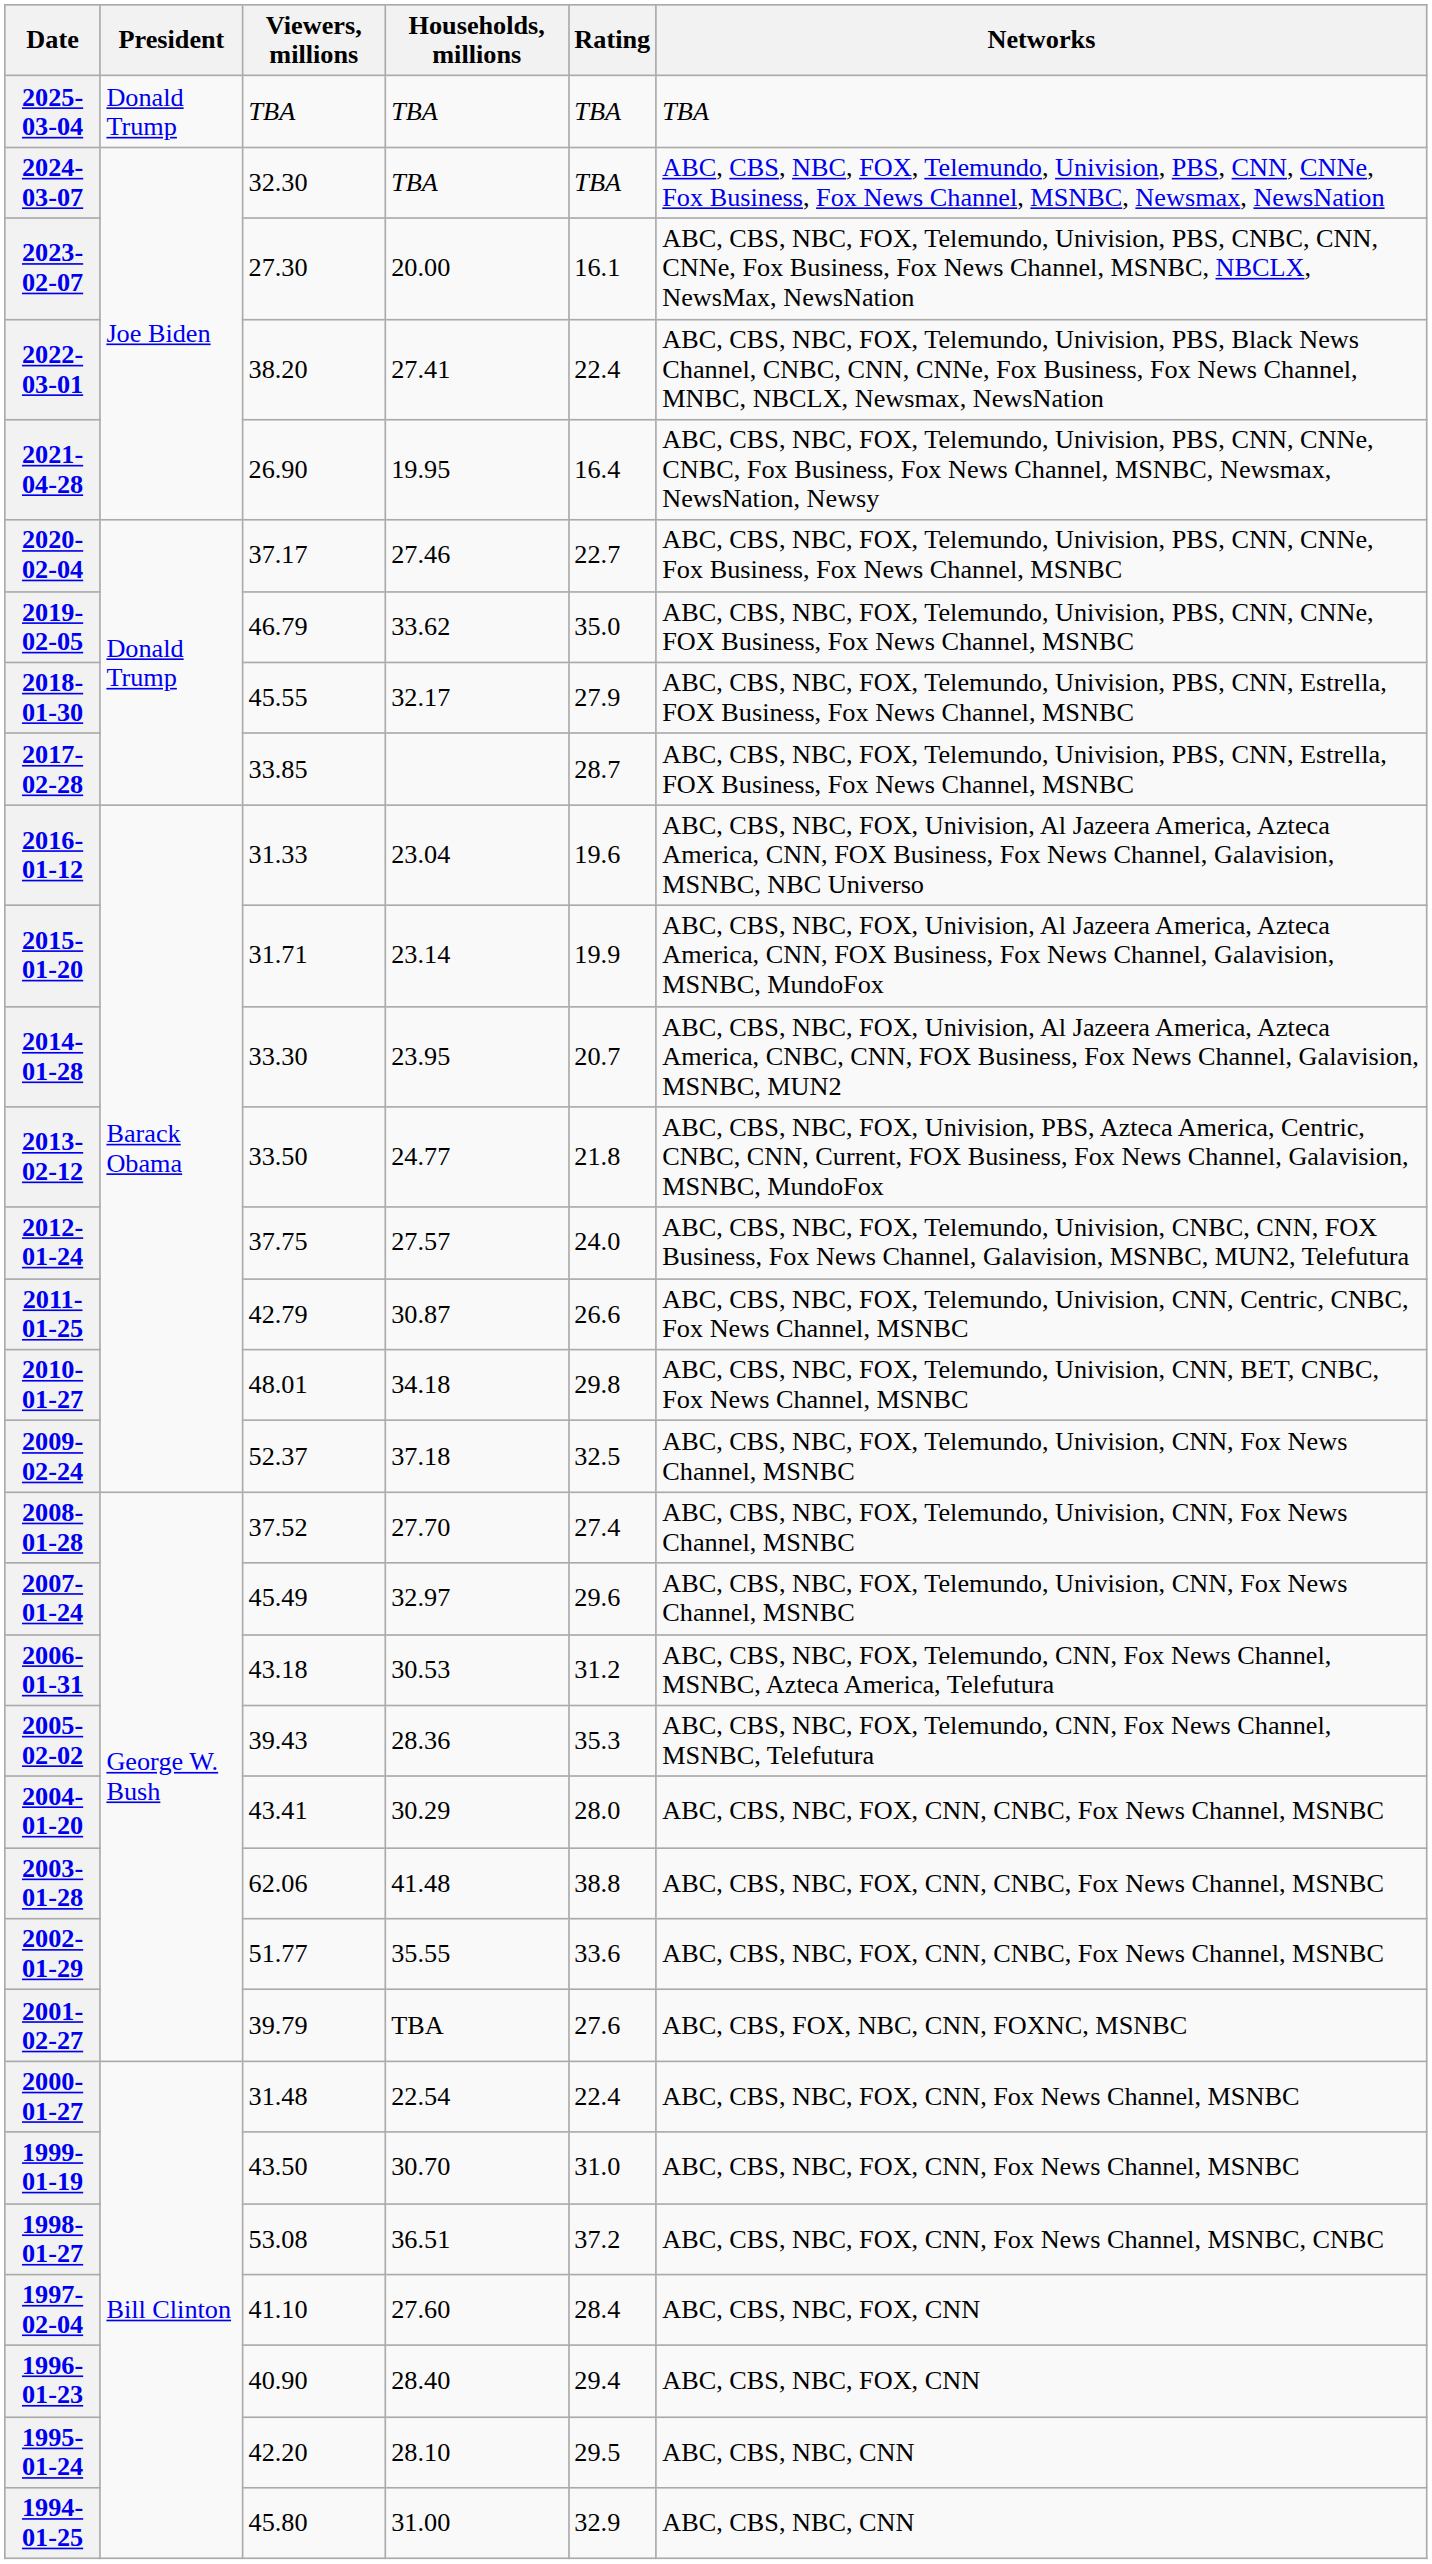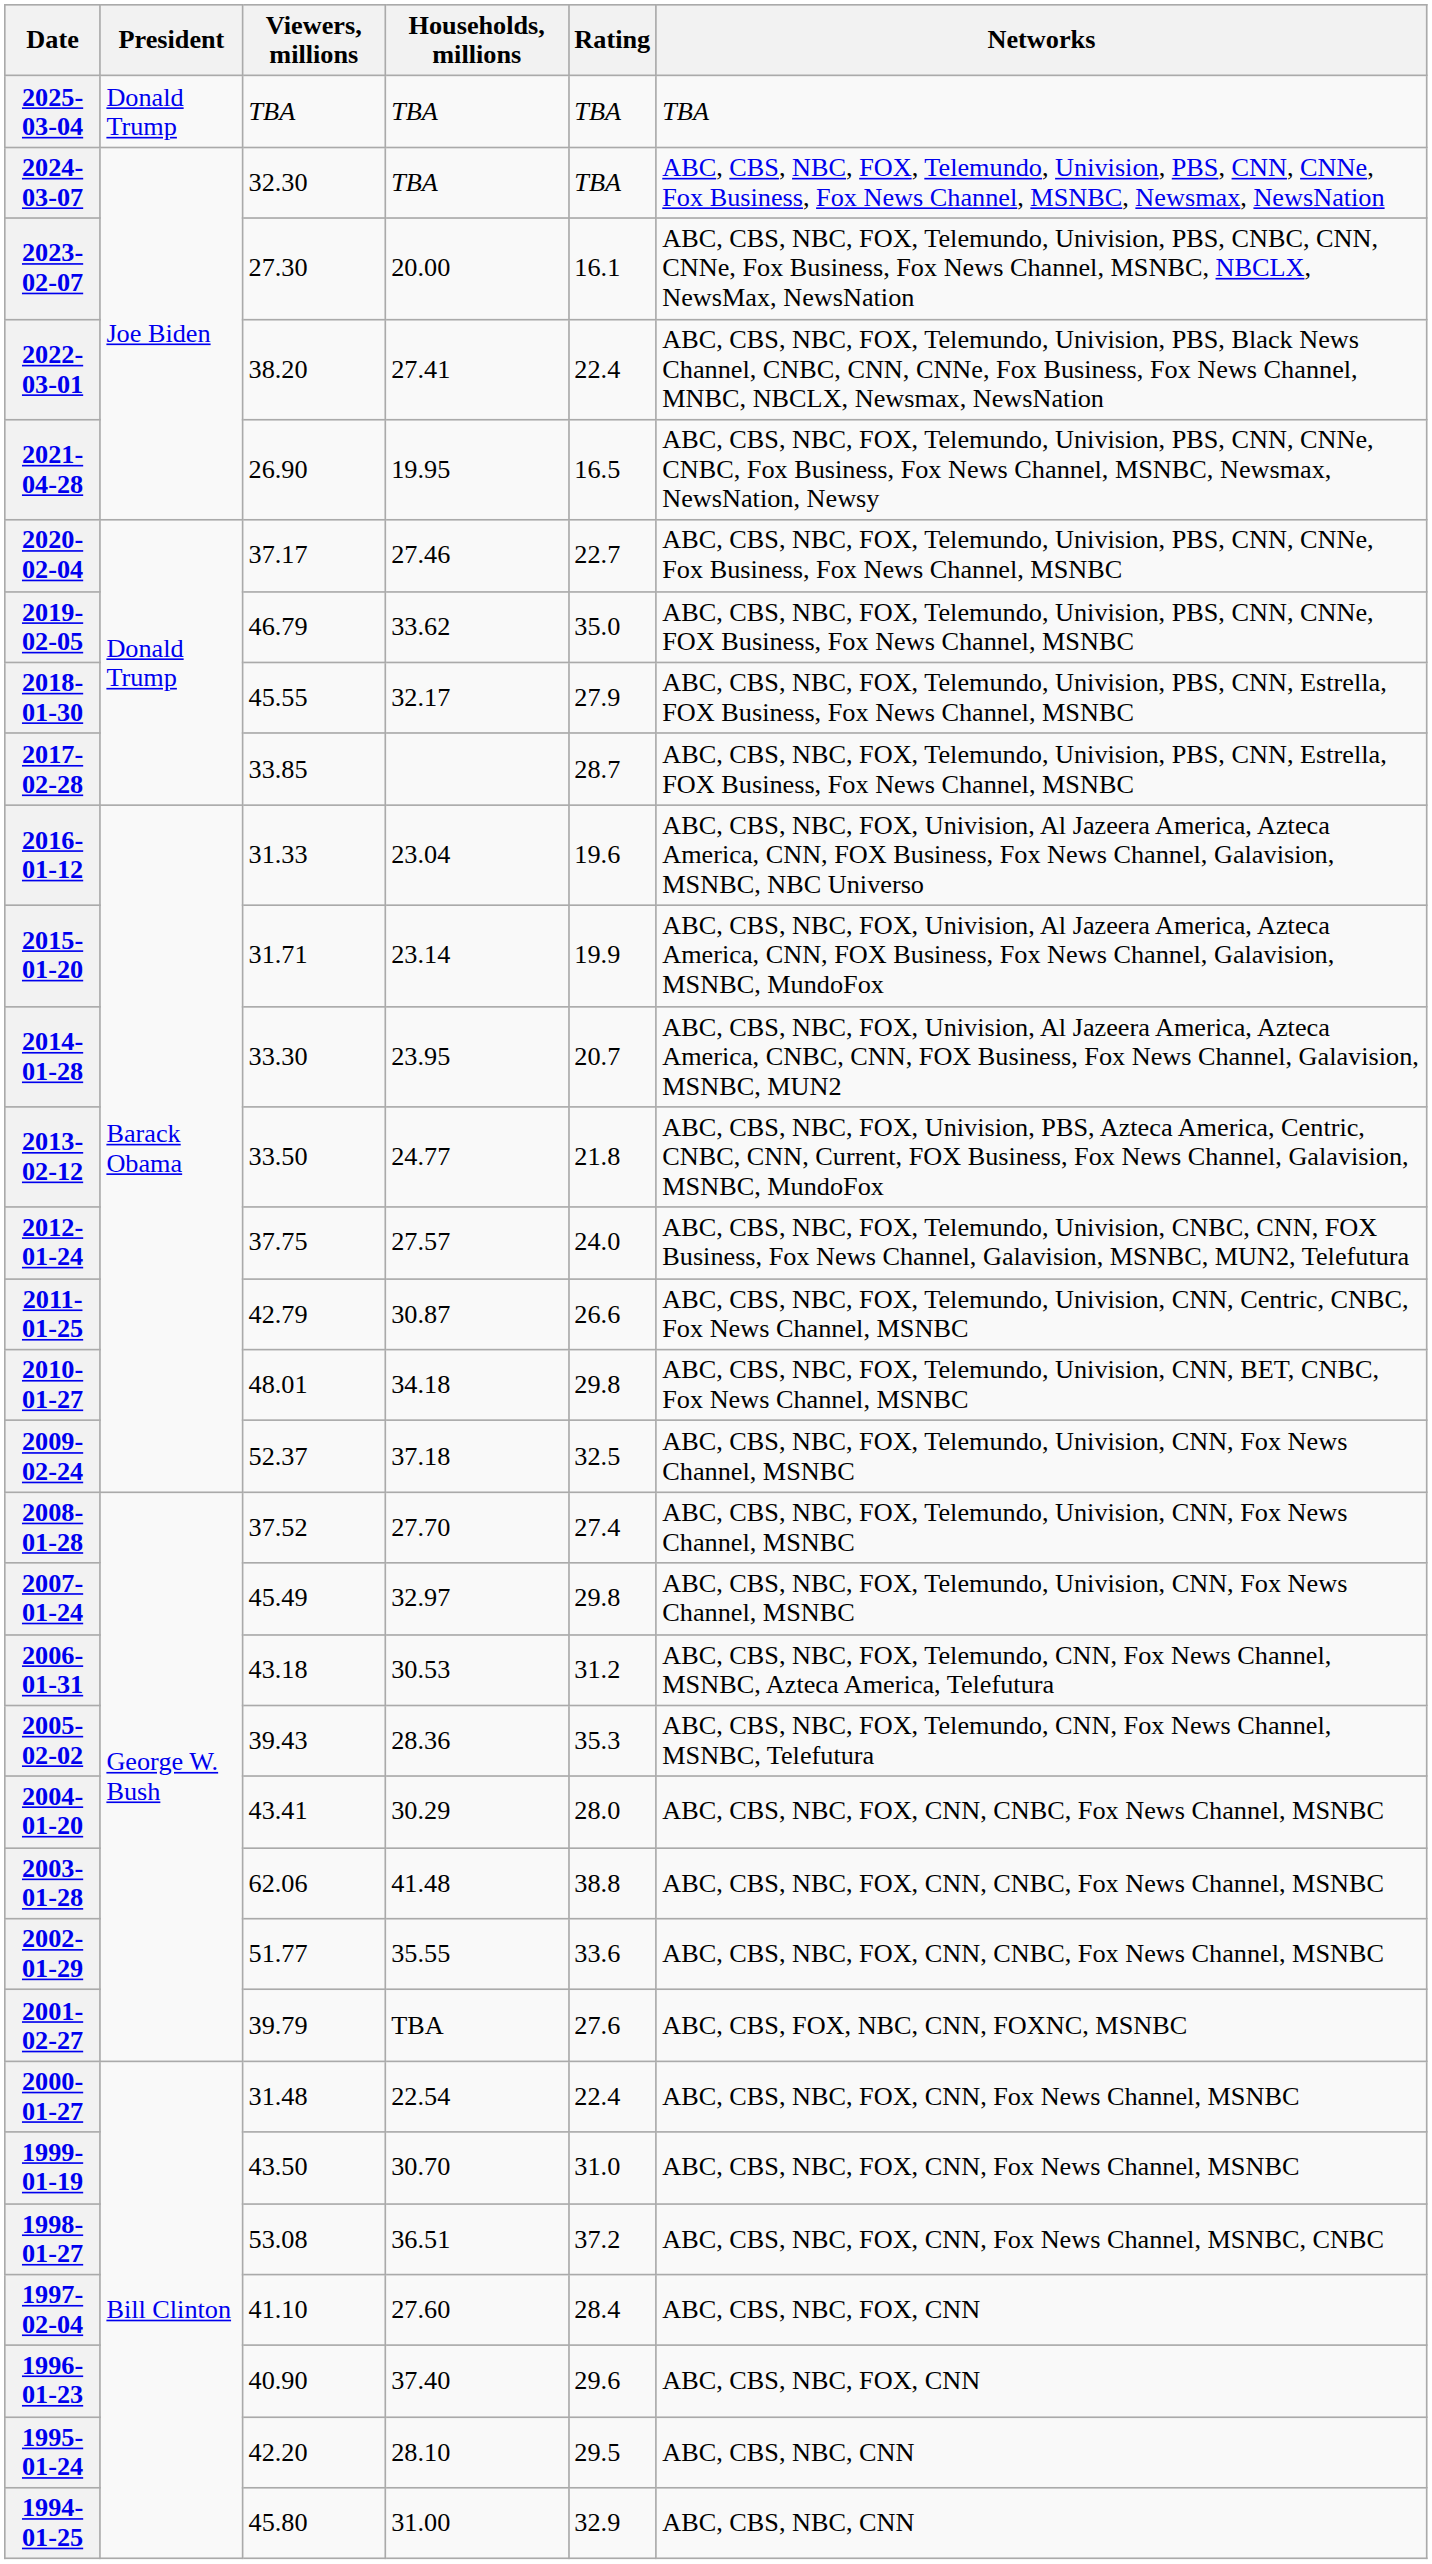(597, 469) 16.4 -> (597, 469) 16.5
(597, 1598) 29.6 -> (597, 1598) 29.8
(421, 2380) 28.40 -> (421, 2380) 37.40
(597, 2380) 29.4 -> (597, 2380) 29.6
